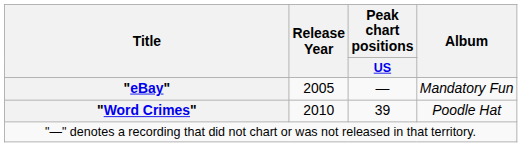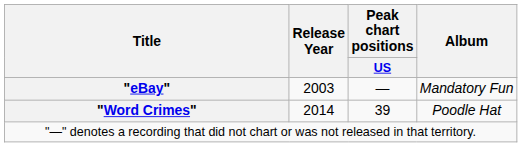(319, 88) 2005 -> (319, 88) 2003
(319, 110) 2010 -> (319, 110) 2014
